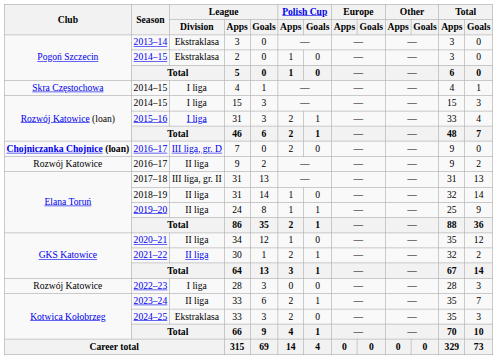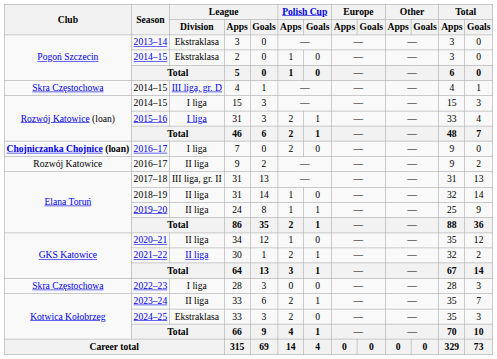(197, 88) I liga -> (197, 88) III liga, gr. D
(197, 149) III liga, gr. D -> (197, 149) I liga
(68, 286) Rozwój Katowice -> (68, 286) Skra Częstochowa
